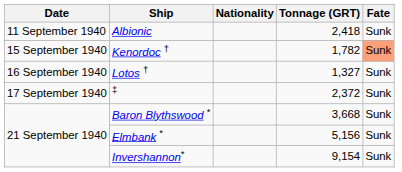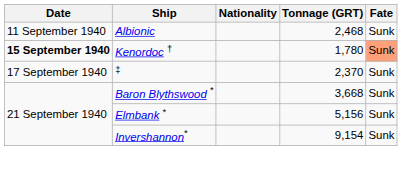(346, 31) 2,418 -> (349, 31) 2,468
(57, 51) normal -> (58, 51) bold
(346, 51) 1,782 -> (349, 51) 1,780
- row: (130, 72)
(346, 93) 2,372 -> (349, 72) 2,370
